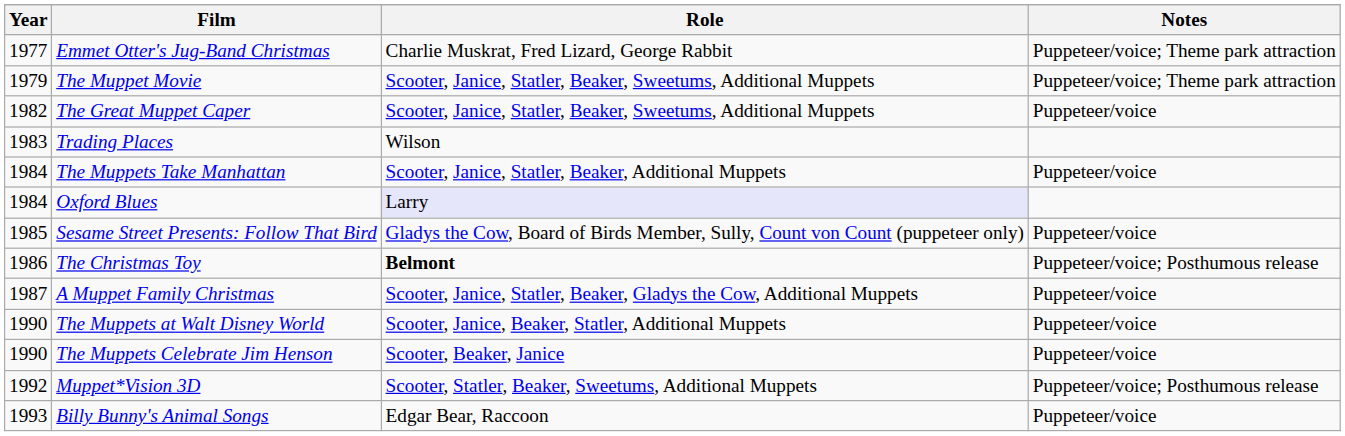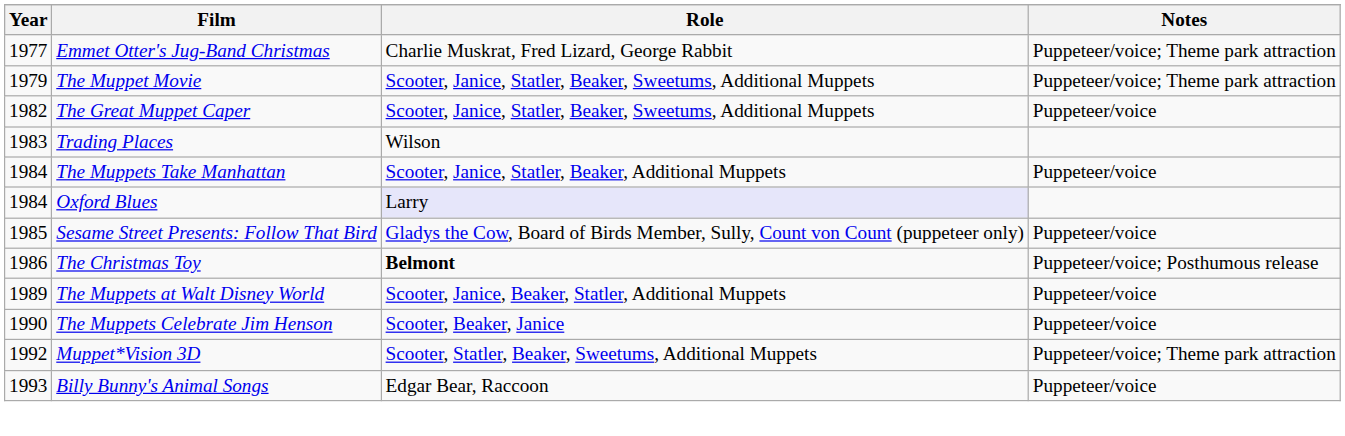- row: (165, 293)
(28, 324) 1990 -> (28, 293) 1989
(1176, 385) Puppeteer/voice; Posthumous release -> (1184, 354) Puppeteer/voice; Theme park attraction
